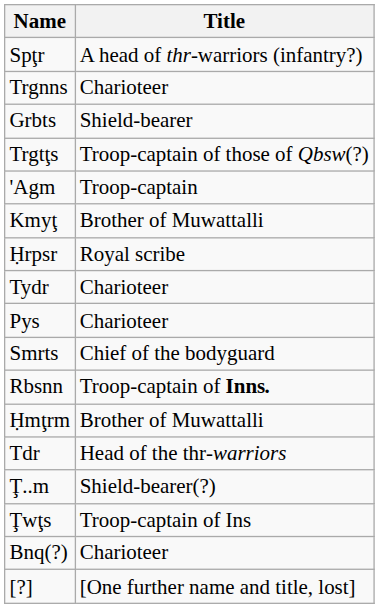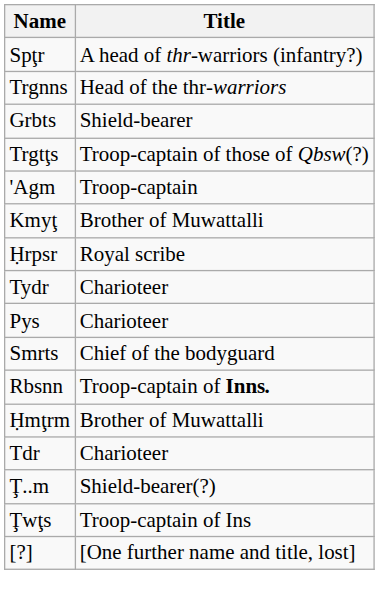(124, 87) Charioteer -> (183, 87) Head of the thr-warriors
(183, 453) Head of the thr-warriors -> (124, 453) Charioteer
- row: (39, 552)
